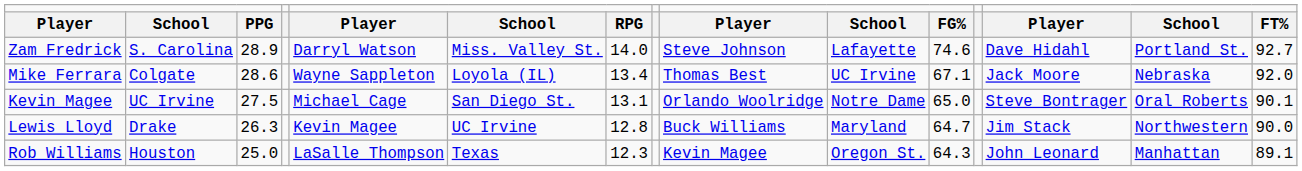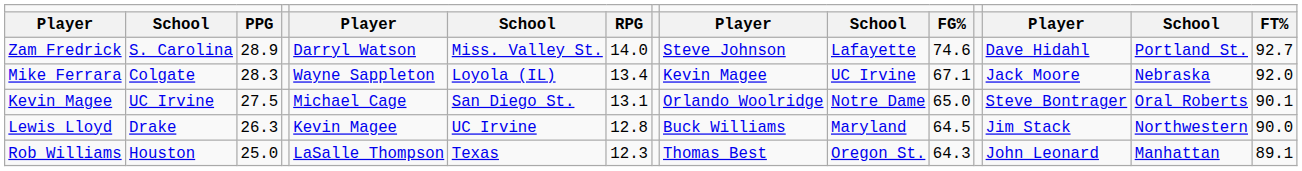(259, 76) 28.6 -> (259, 76) 28.3
(715, 76) Thomas Best -> (715, 76) Kevin Magee
(952, 127) 64.7 -> (952, 127) 64.5
(715, 153) Kevin Magee -> (715, 153) Thomas Best
